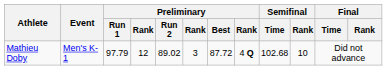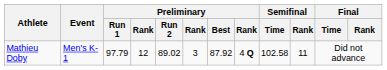(221, 53) 87.72 -> (221, 53) 87.92
(275, 53) 102.68 -> (275, 53) 102.58
(303, 53) 10 -> (303, 53) 11
